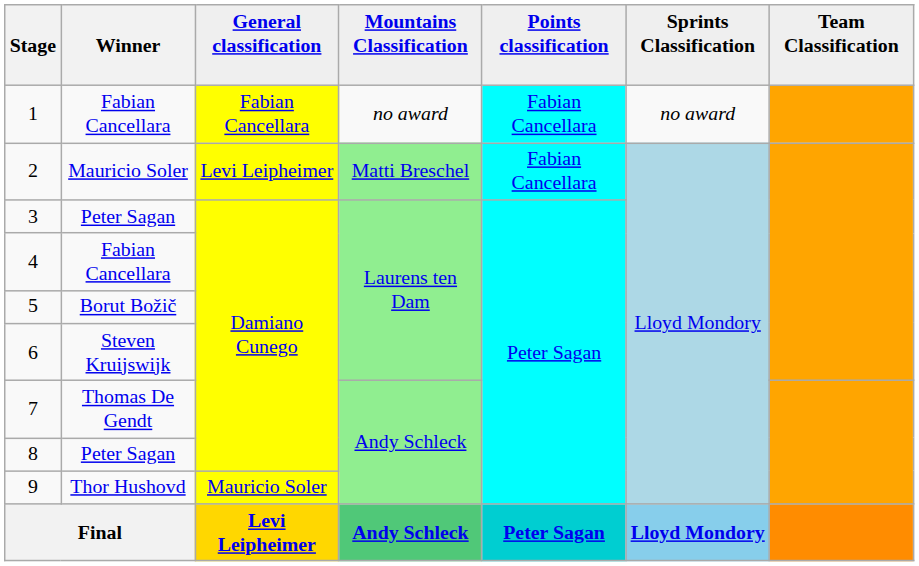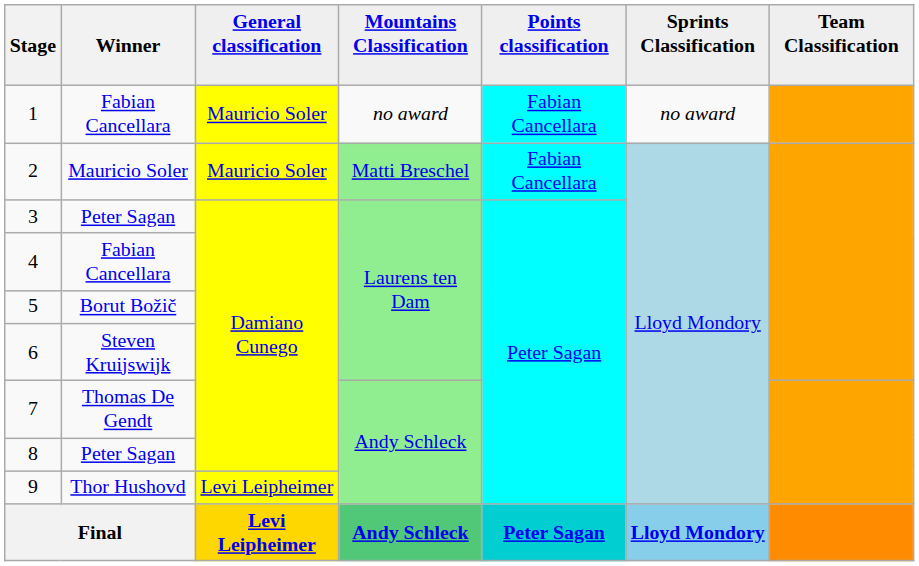(267, 114) Fabian Cancellara -> (267, 114) Mauricio Soler
(267, 171) Levi Leipheimer -> (267, 171) Mauricio Soler
(267, 487) Mauricio Soler -> (267, 487) Levi Leipheimer
